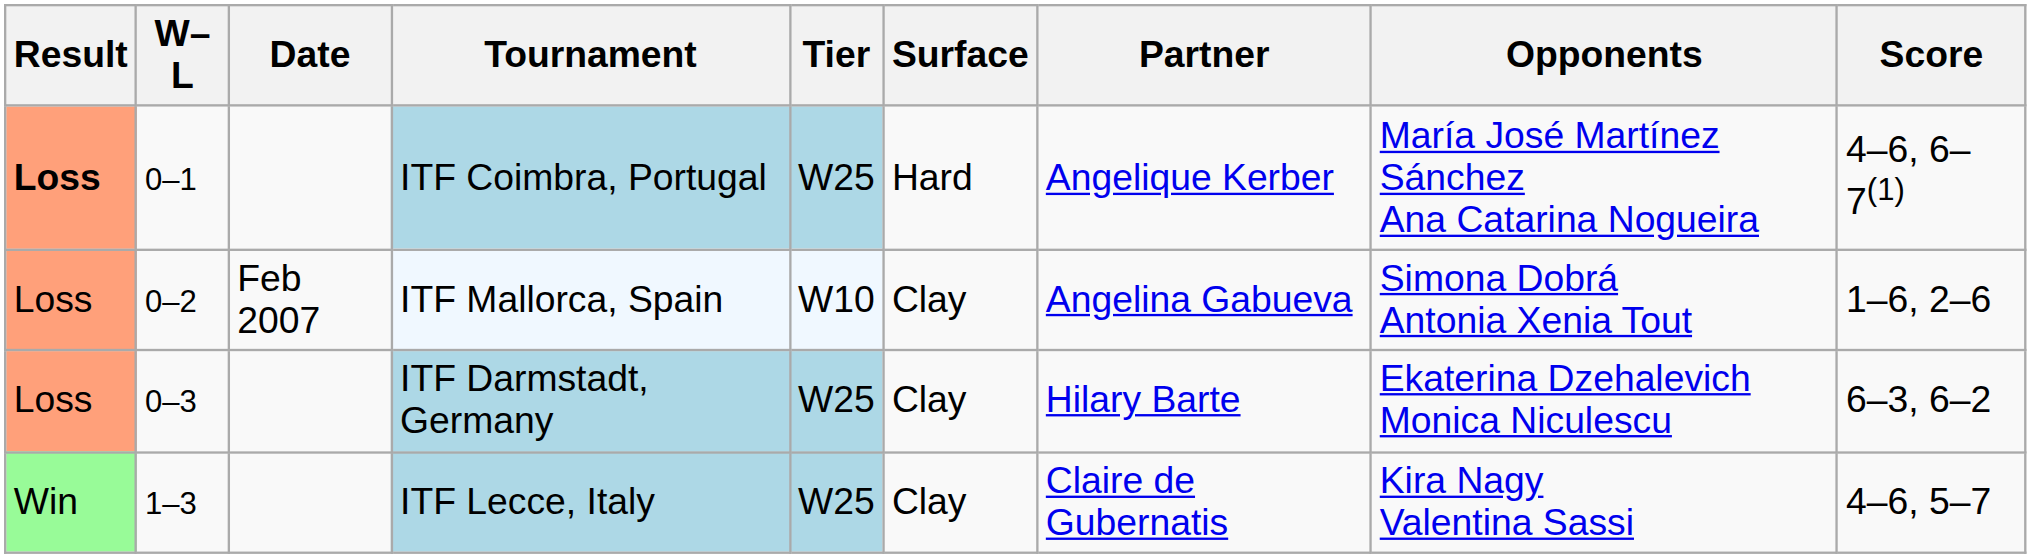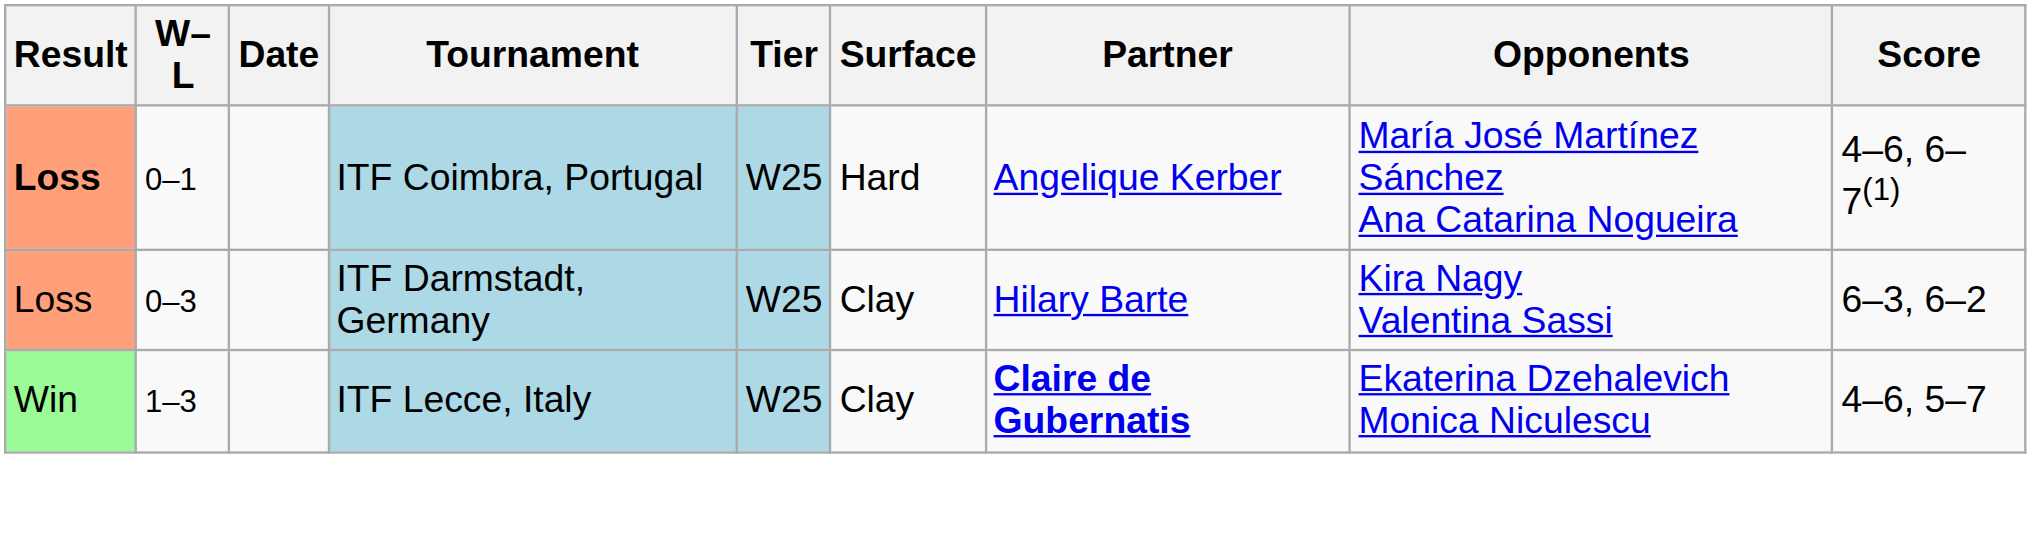- row: (562, 299)
(1565, 400) Ekaterina Dzehalevich Monica Niculescu -> (1486, 299) Kira Nagy Valentina Sassi
(1137, 501) normal -> (1092, 400) bold
(1507, 501) Kira Nagy Valentina Sassi -> (1544, 400) Ekaterina Dzehalevich Monica Niculescu
